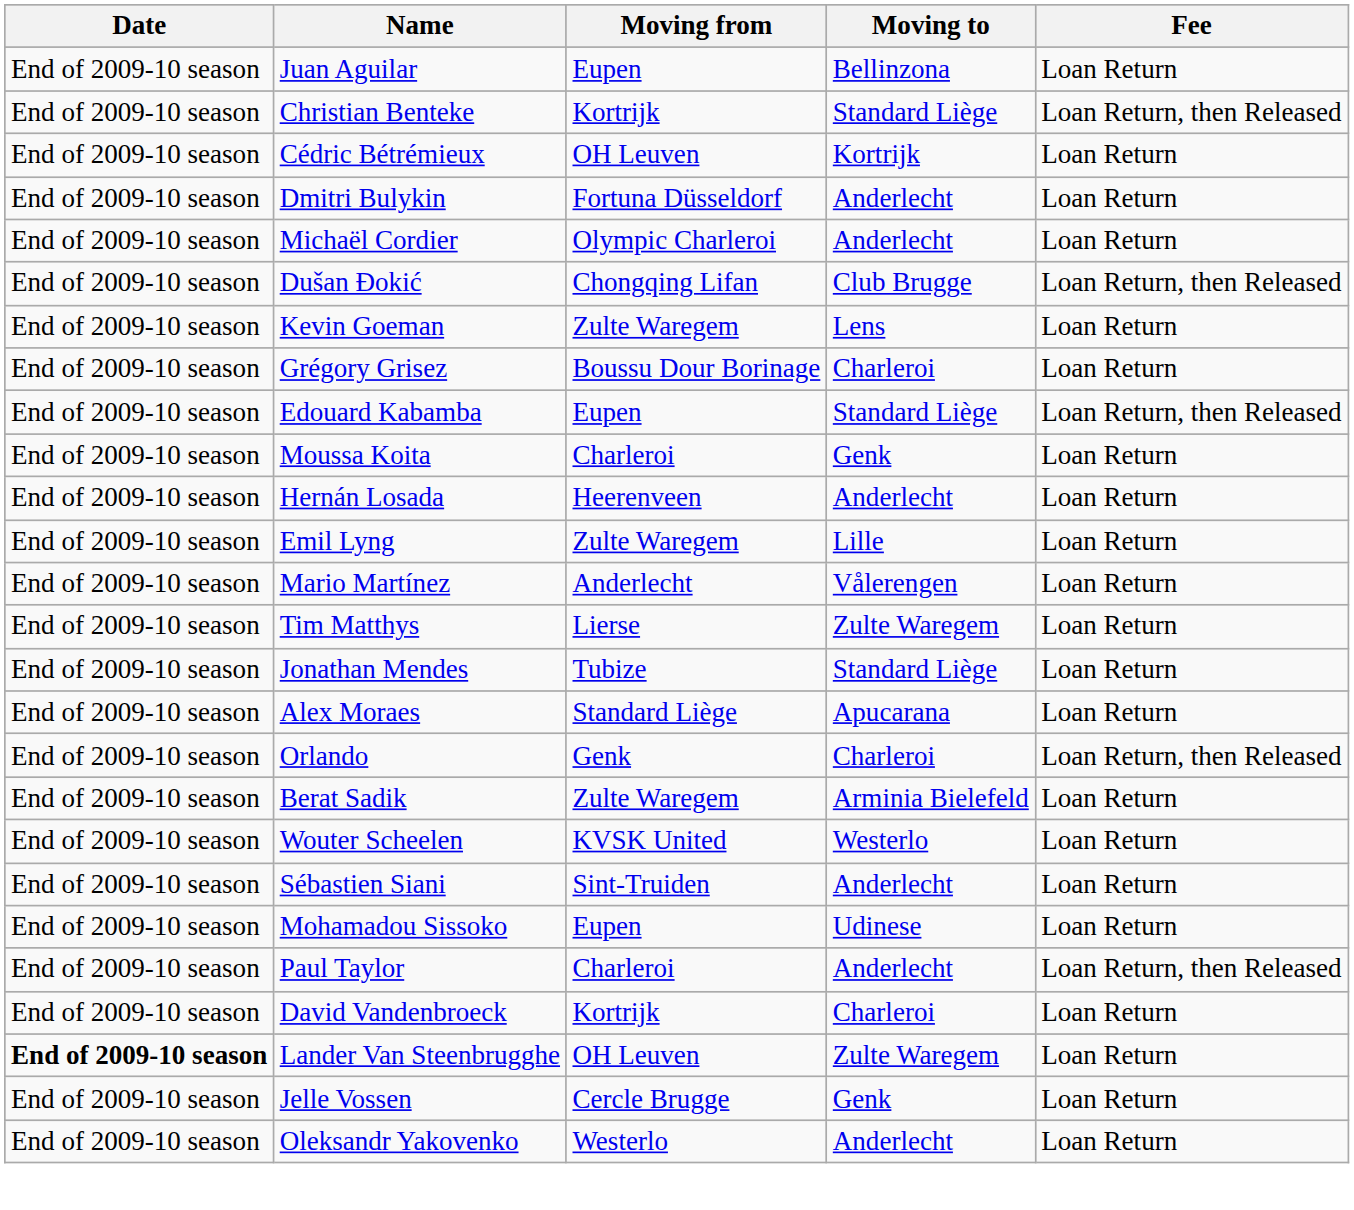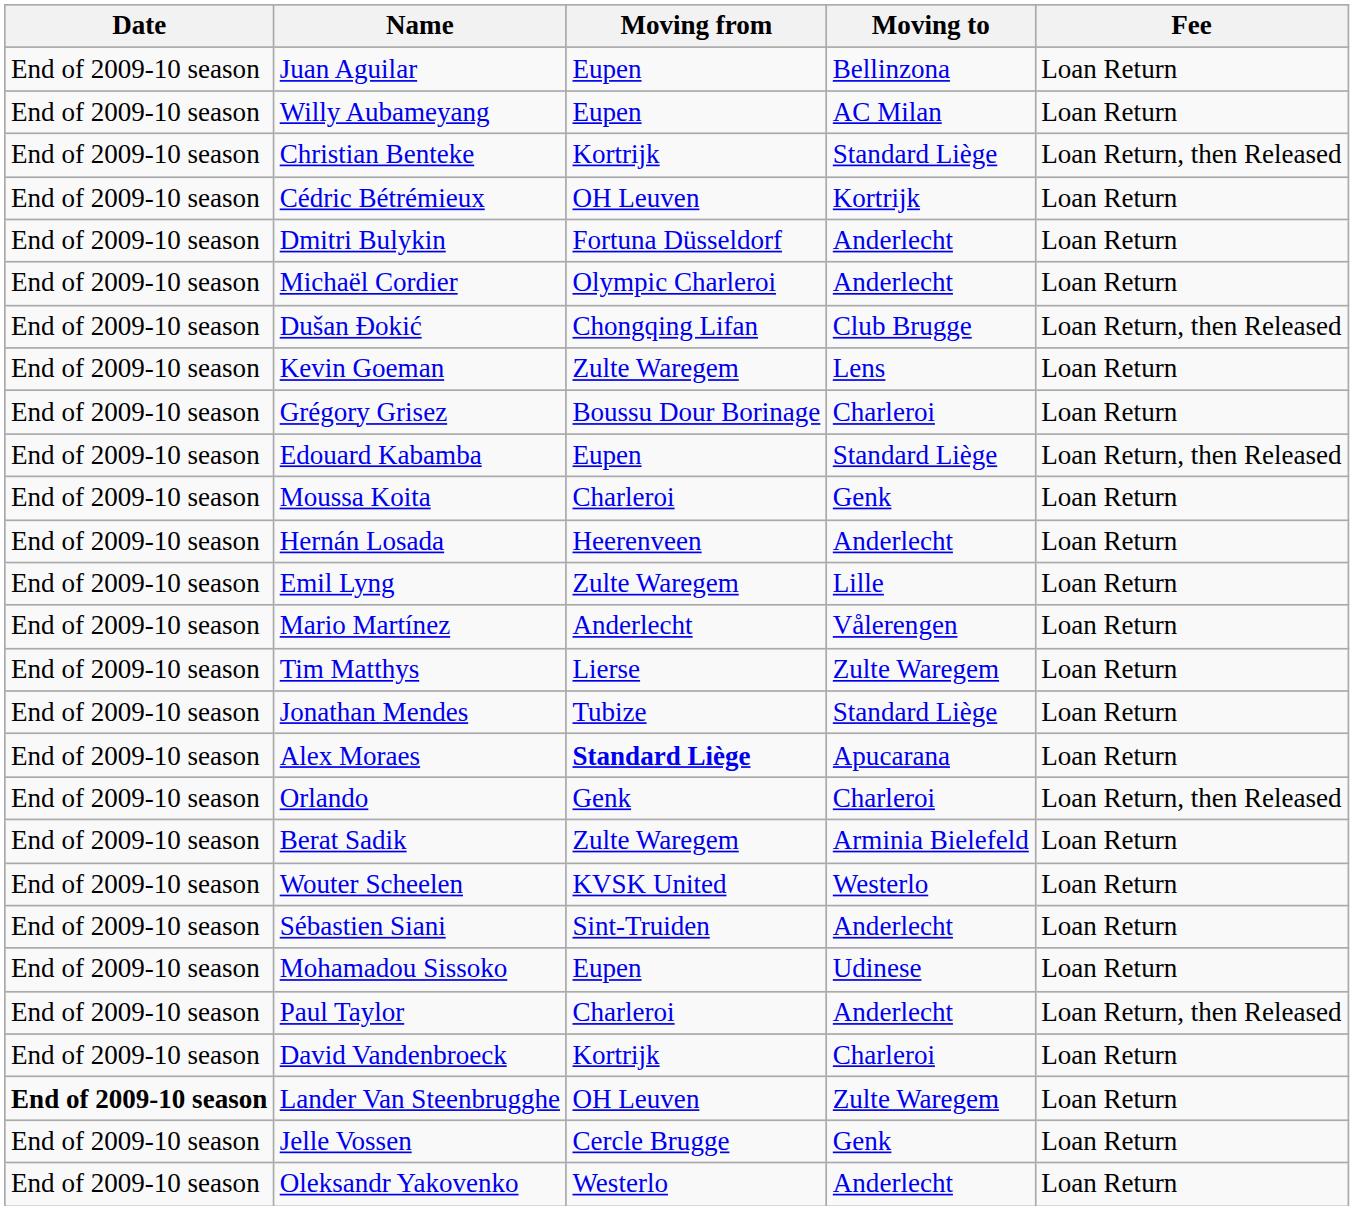+ row: (385, 111)
(655, 712) normal -> (662, 754) bold
